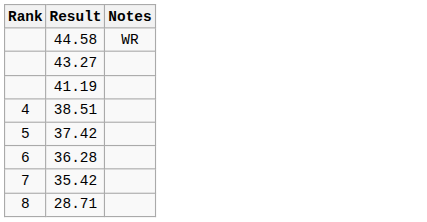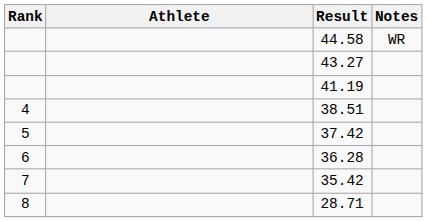+ column: (179, 16)
